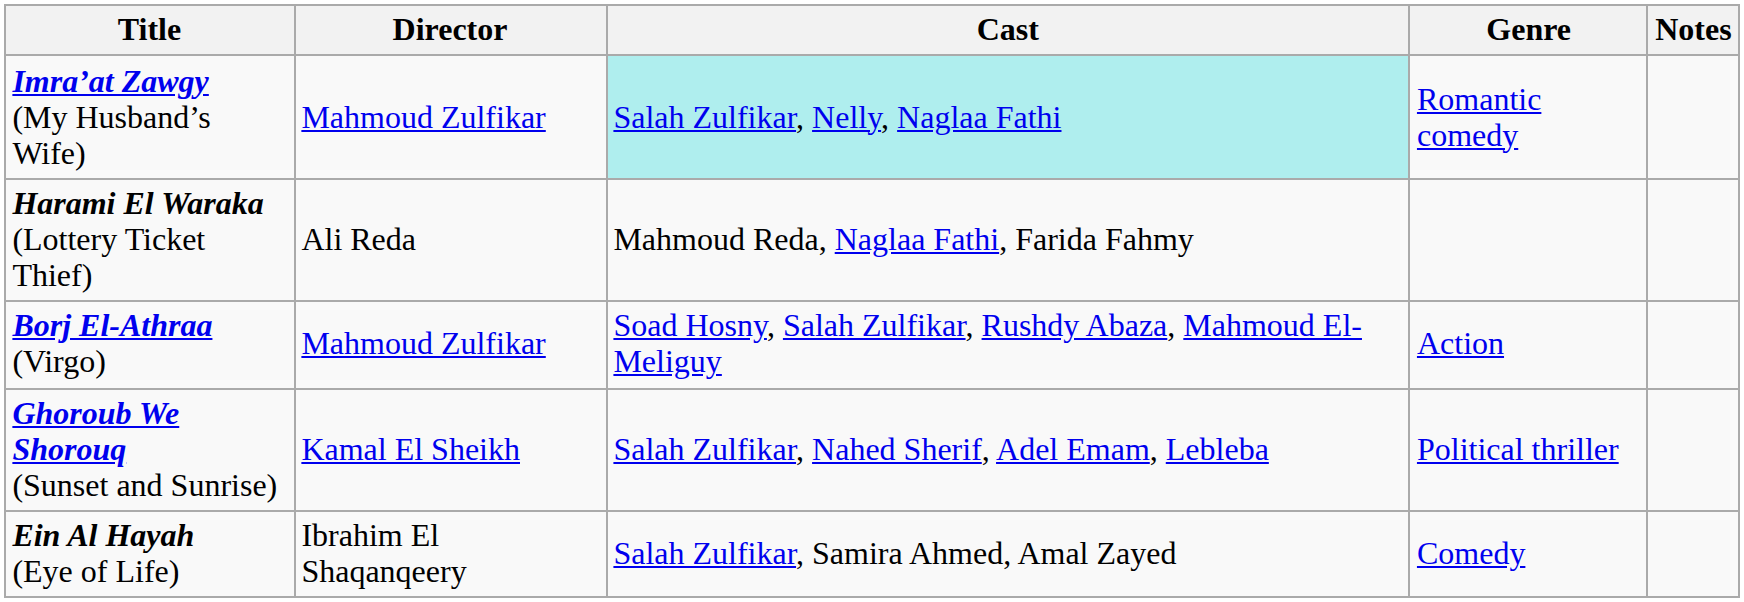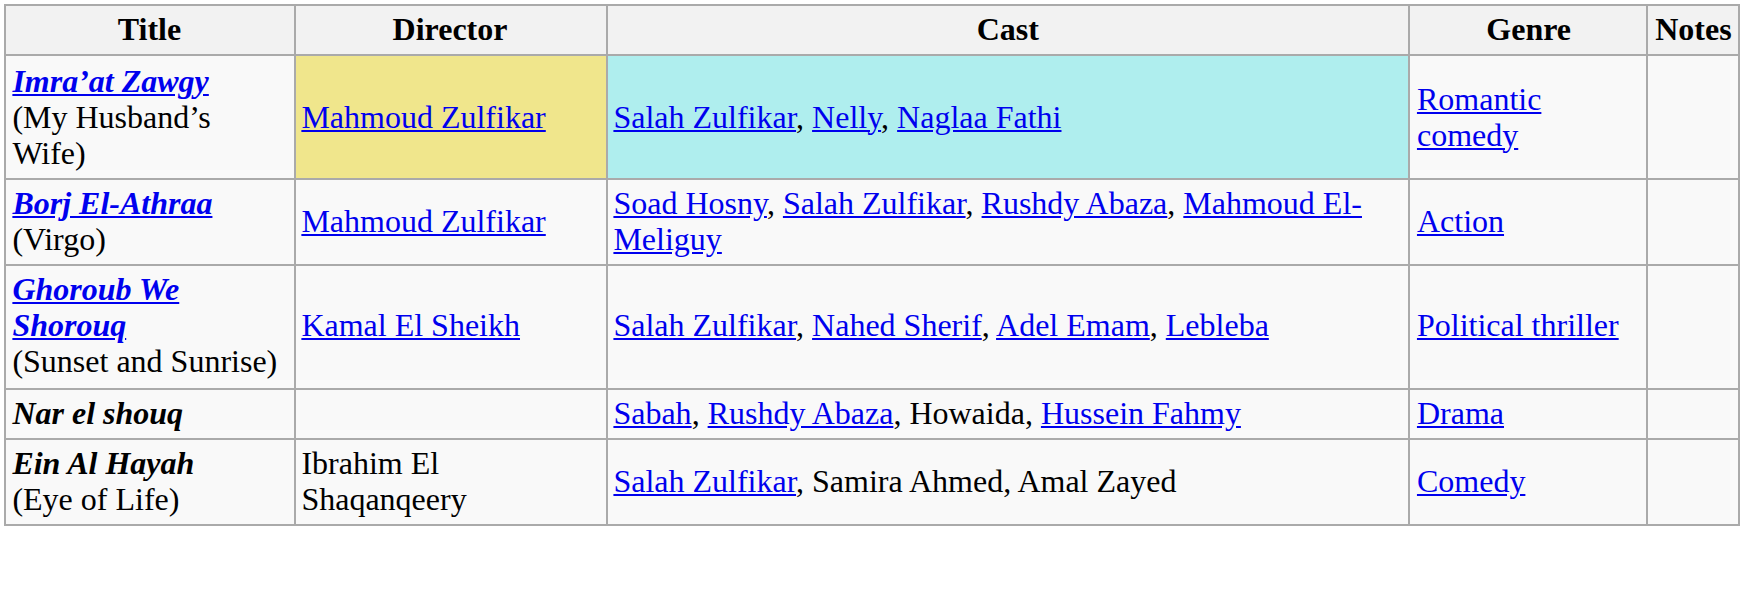(424, 116) no background -> (424, 116) khaki background
- row: (138, 239)
+ row: (98, 412)
